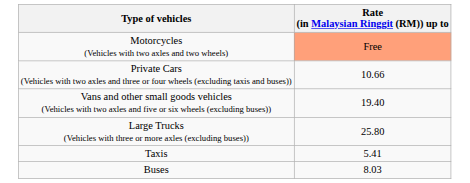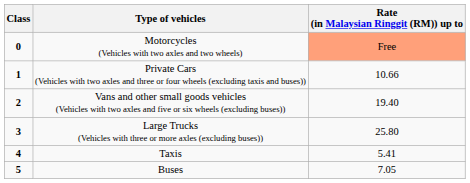+ column: (18, 18)
(373, 170) 8.03 -> (387, 170) 7.05
